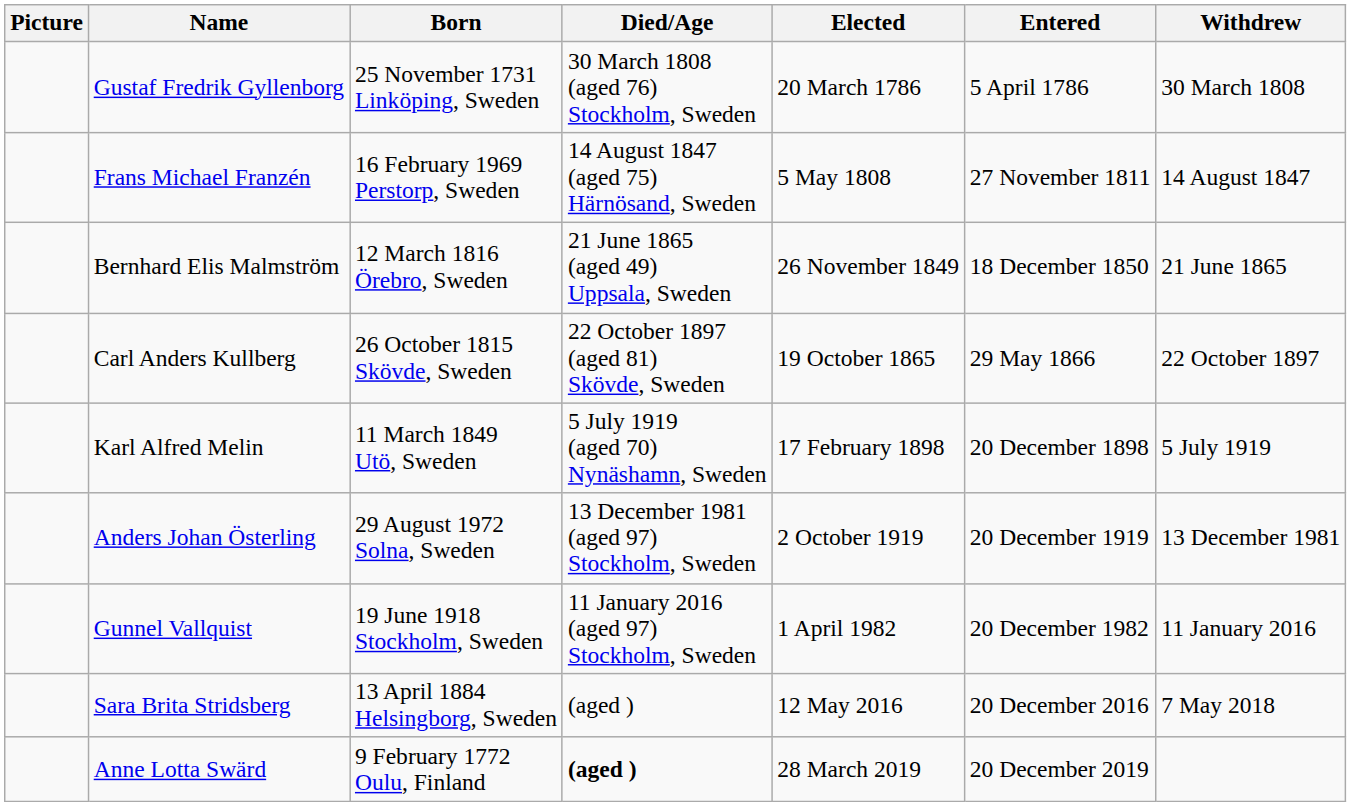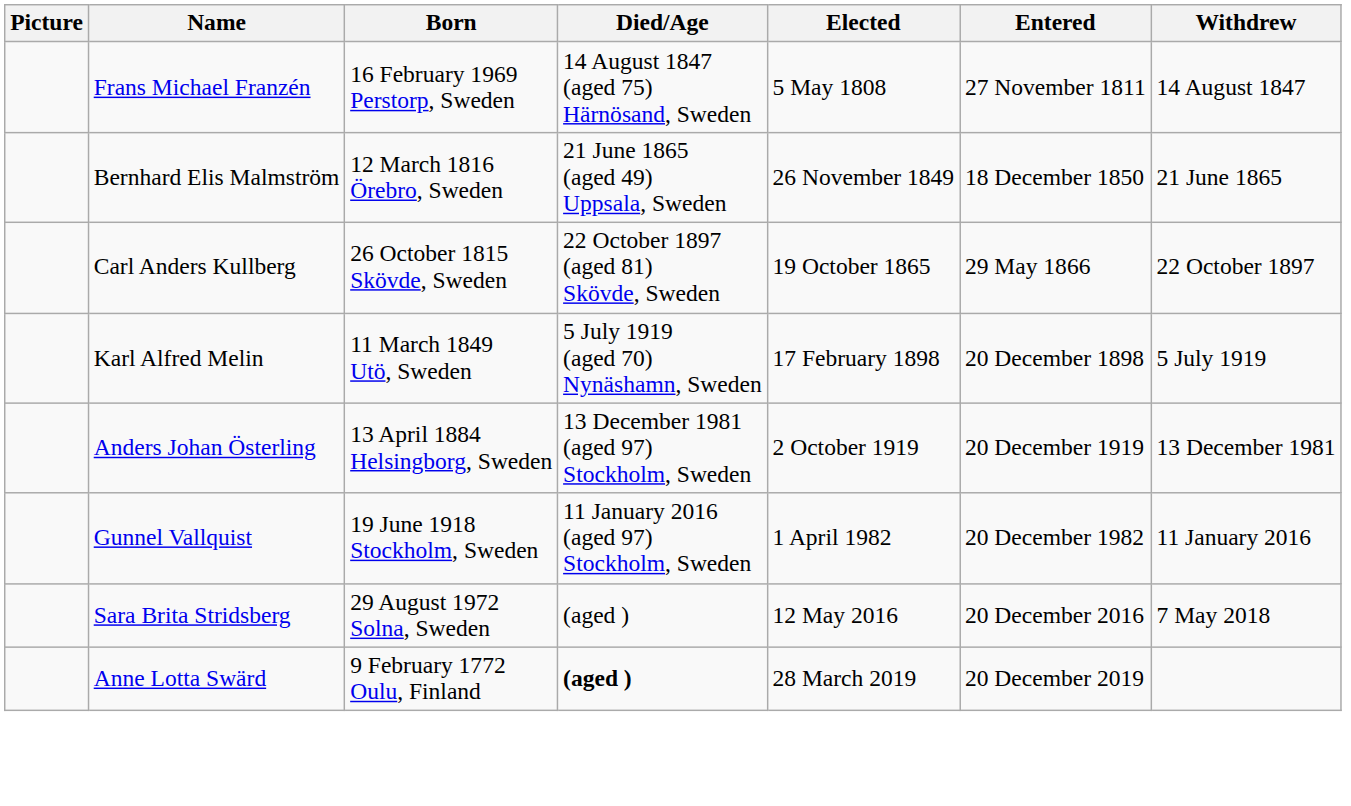- row: (219, 86)
(429, 538) 29 August 1972 Solna, Sweden -> (451, 447) 13 April 1884 Helsingborg, Sweden
(456, 705) 13 April 1884 Helsingborg, Sweden -> (425, 615) 29 August 1972 Solna, Sweden
